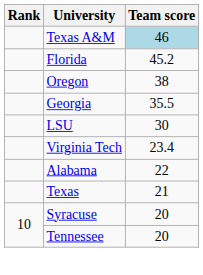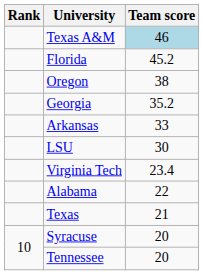(162, 103) 35.5 -> (162, 103) 35.2
+ row: (72, 125)
